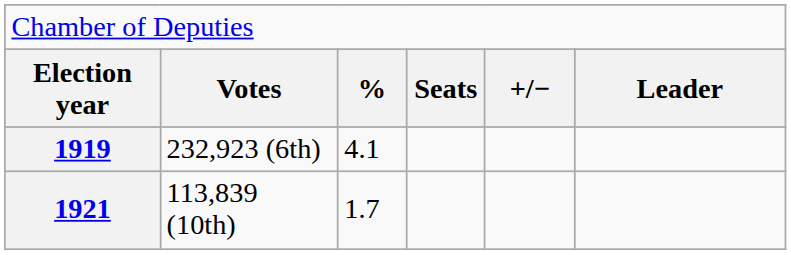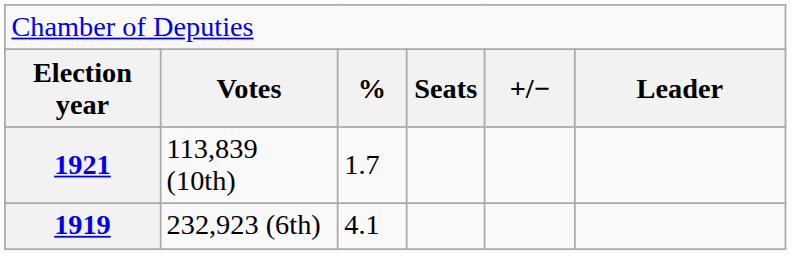rows swapped: (82, 148) <-> (82, 209)
